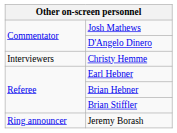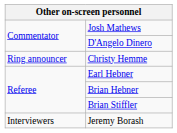(31, 58) Interviewers -> (37, 58) Ring announcer
(37, 120) Ring announcer -> (31, 120) Interviewers
